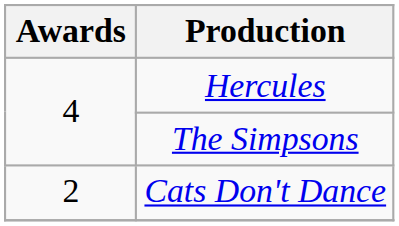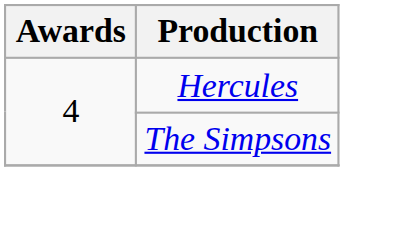- row: (265, 191)
